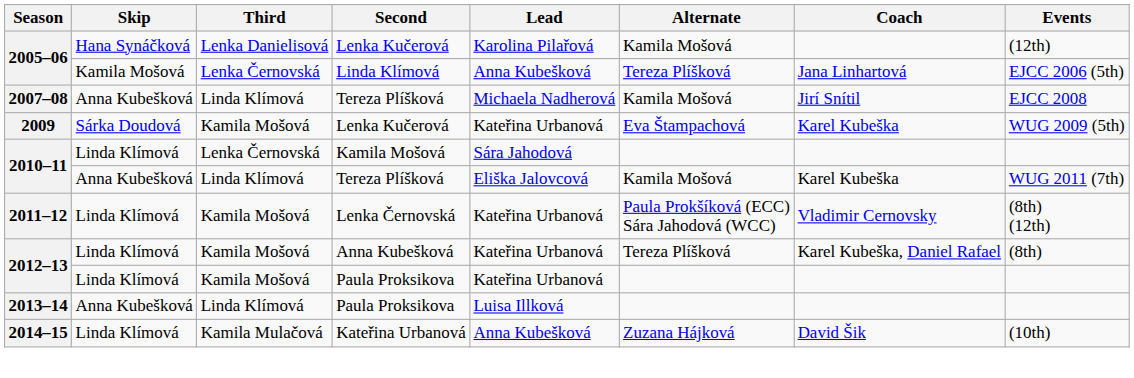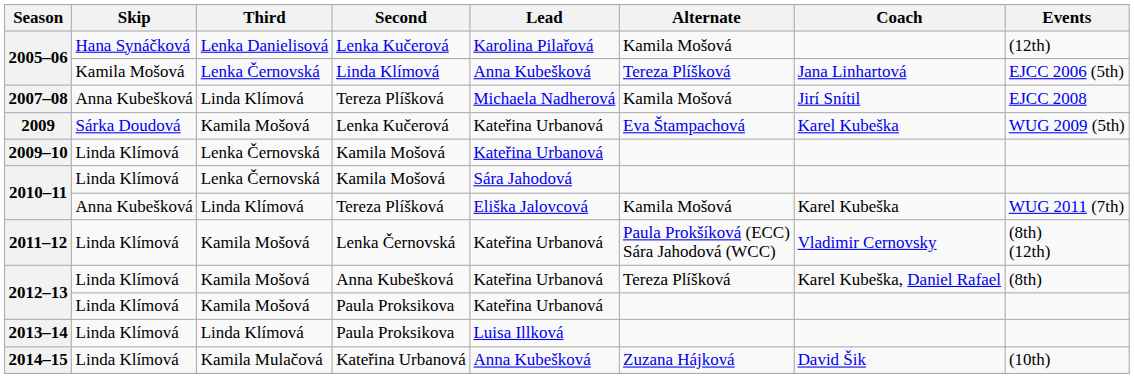+ row: (38, 152)
(134, 306) Anna Kubešková -> (127, 332) Linda Klímová
